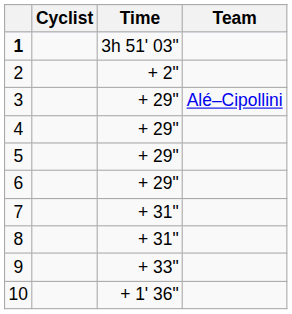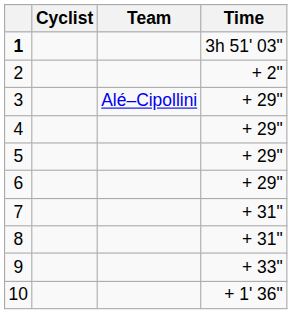columns swapped: (235, 18) <-> (140, 18)
